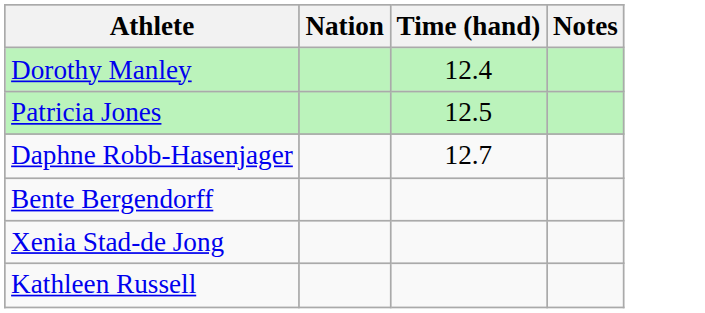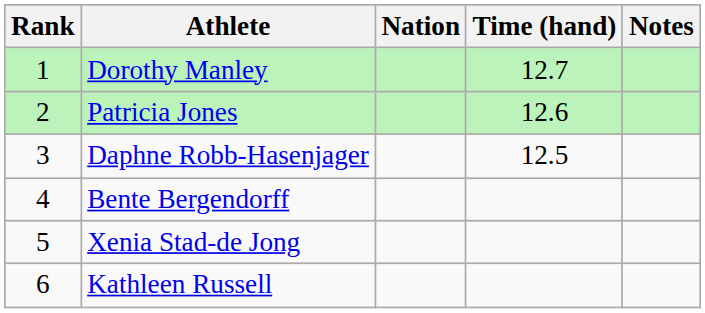+ column: (43, 26)
(468, 69) 12.4 -> (544, 69) 12.7
(468, 112) 12.5 -> (544, 112) 12.6
(468, 155) 12.7 -> (544, 155) 12.5
